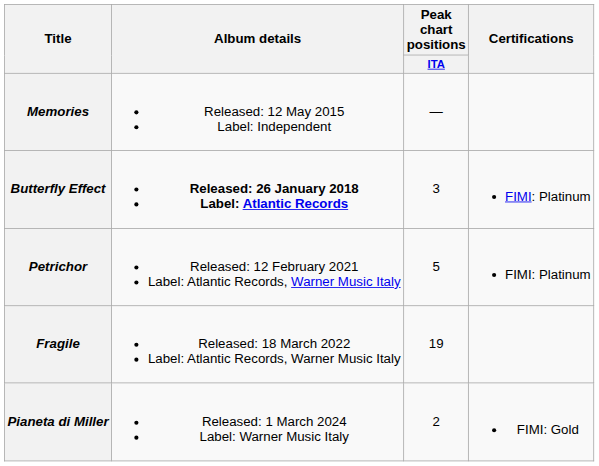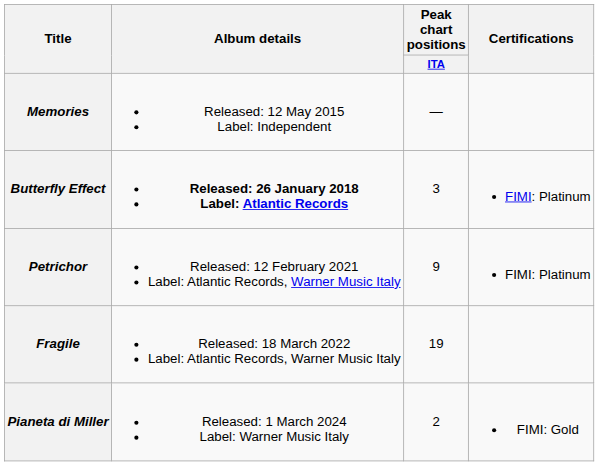(436, 266) 5 -> (436, 266) 9
